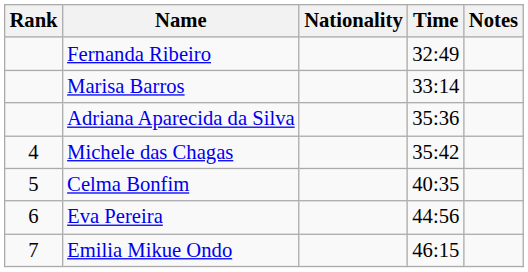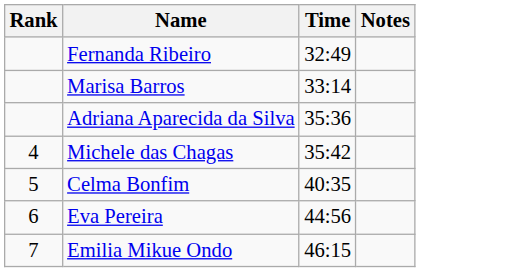- column: (353, 20)
